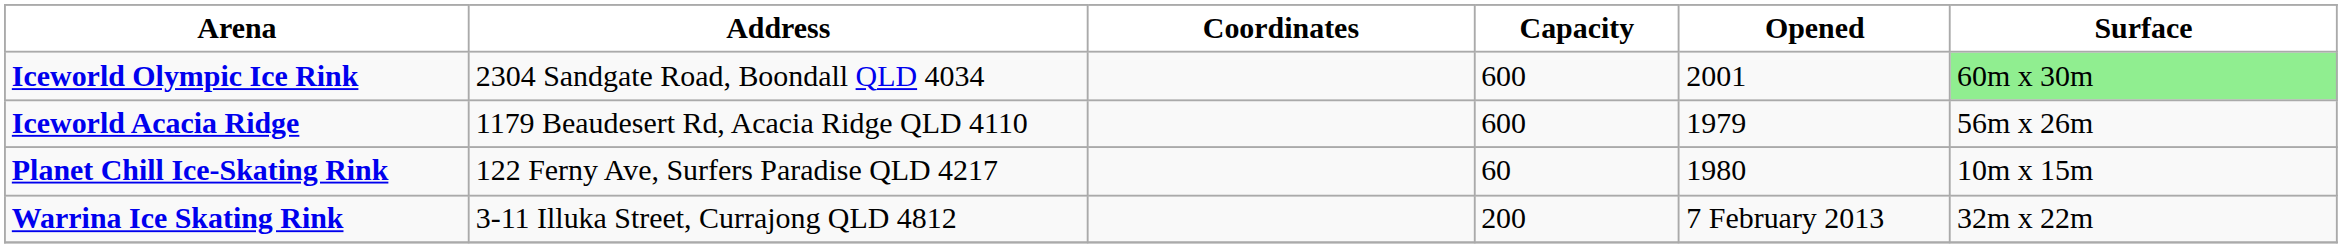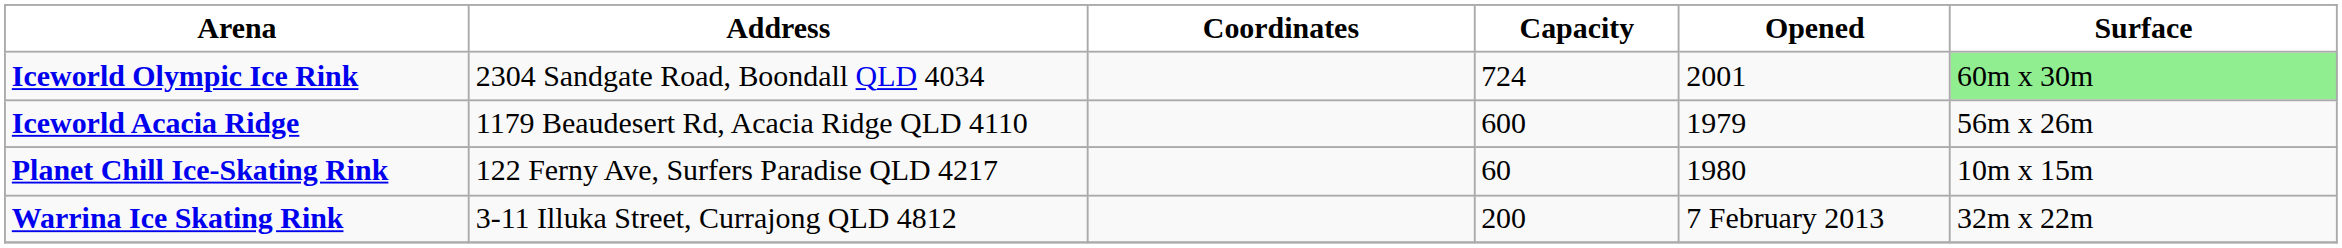(1504, 75) 600 -> (1504, 75) 724
